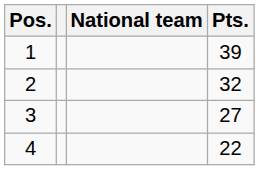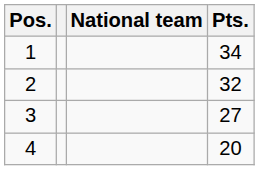(230, 52) 39 -> (230, 52) 34
(230, 148) 22 -> (230, 148) 20
